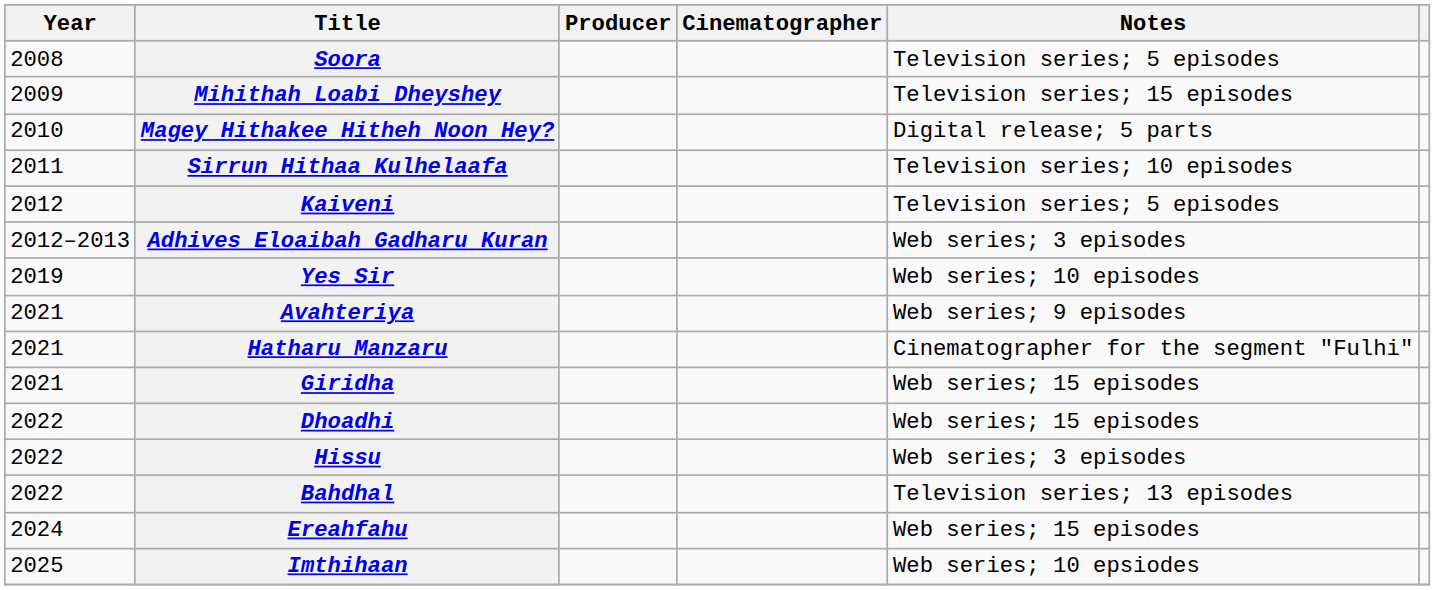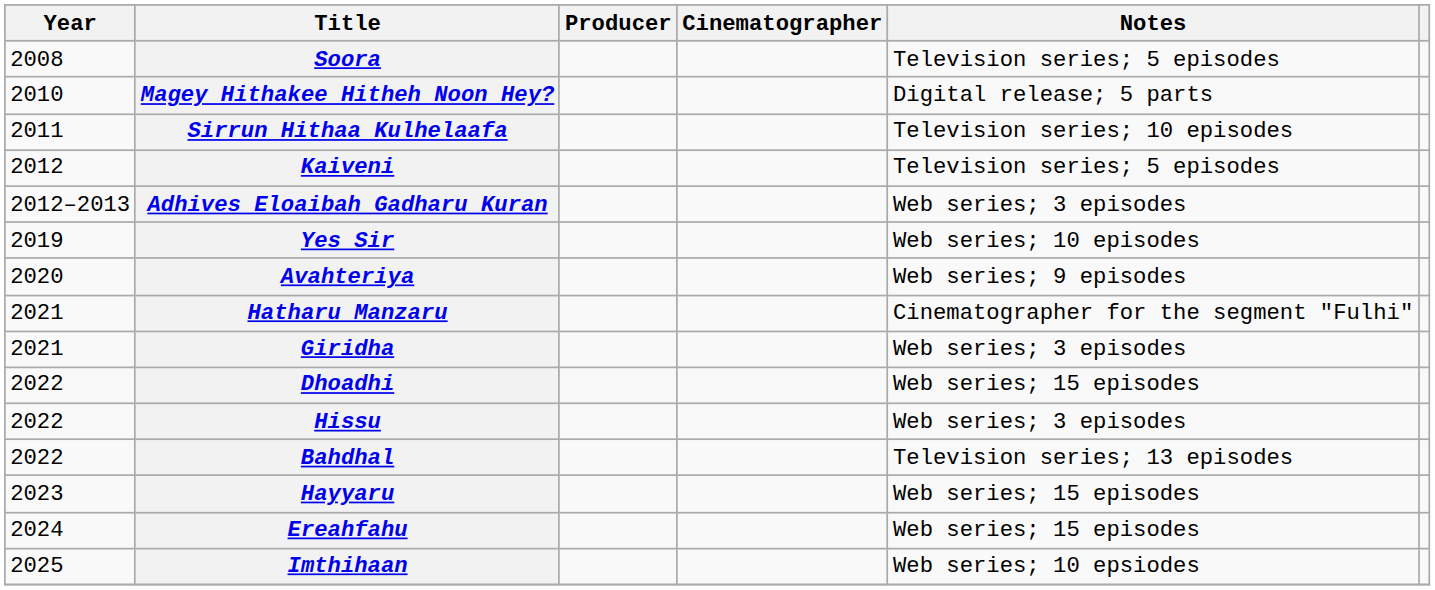- row: (348, 95)
(37, 313) 2021 -> (37, 277) 2020
(1046, 385) Web series; 15 episodes -> (1040, 349) Web series; 3 episodes
+ row: (348, 494)
